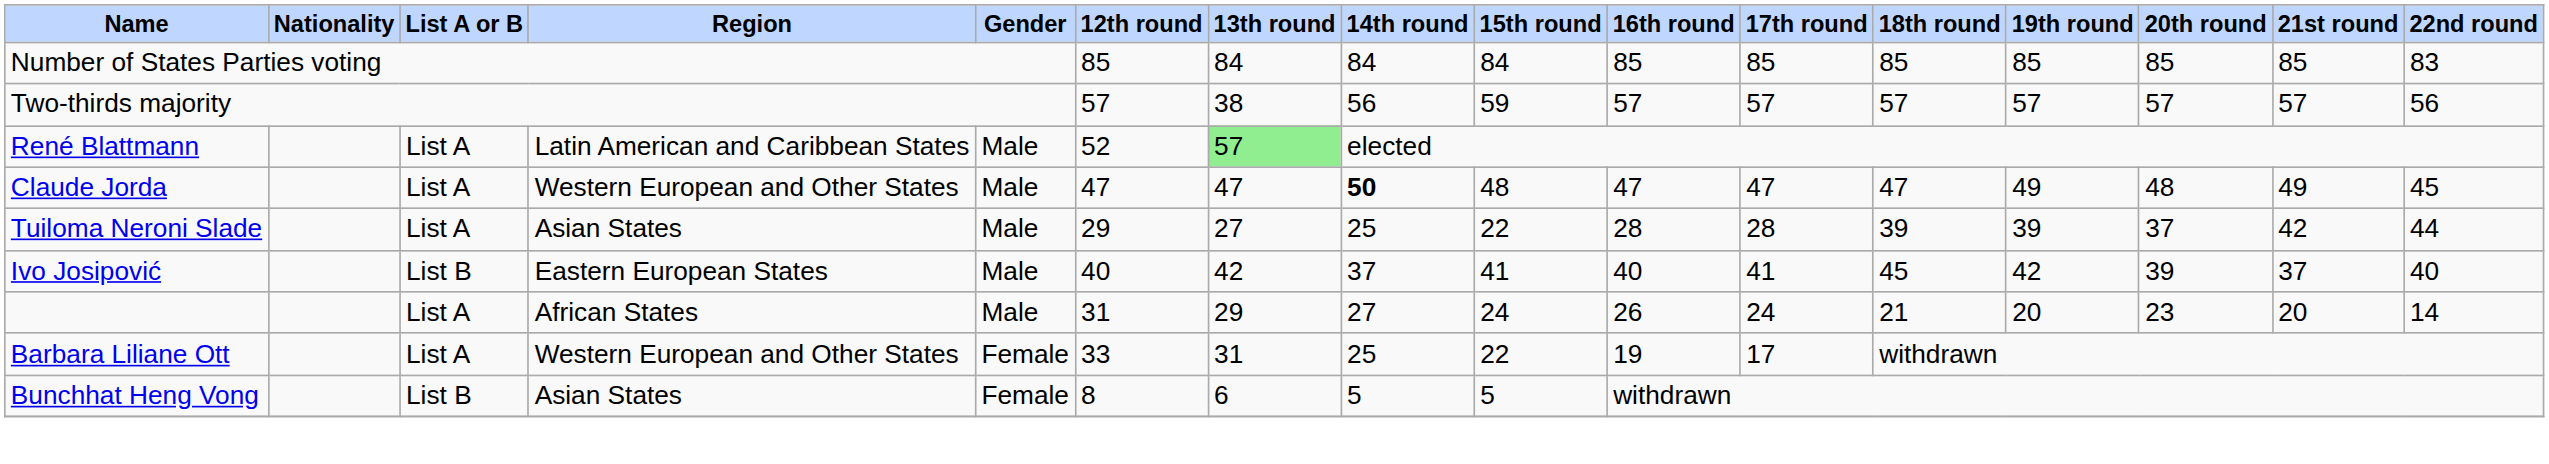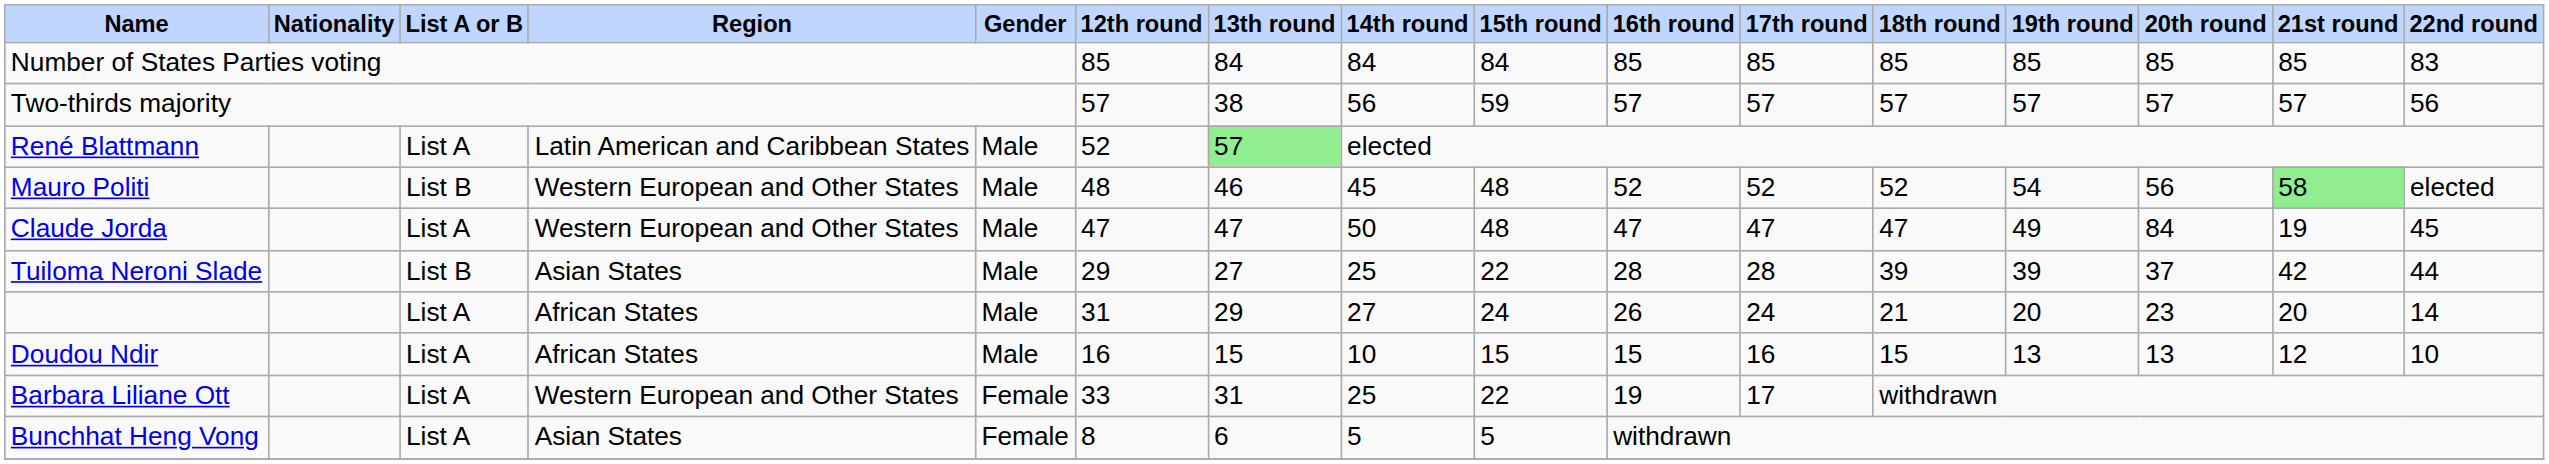+ row: (80, 187)
(1362, 187) bold -> (1362, 229) normal
(2160, 187) 48 -> (2160, 229) 84
(2293, 187) 49 -> (2293, 229) 19
(438, 229) List A -> (439, 270) List B
- row: (86, 270)
+ row: (85, 353)
(439, 395) List B -> (438, 437) List A
